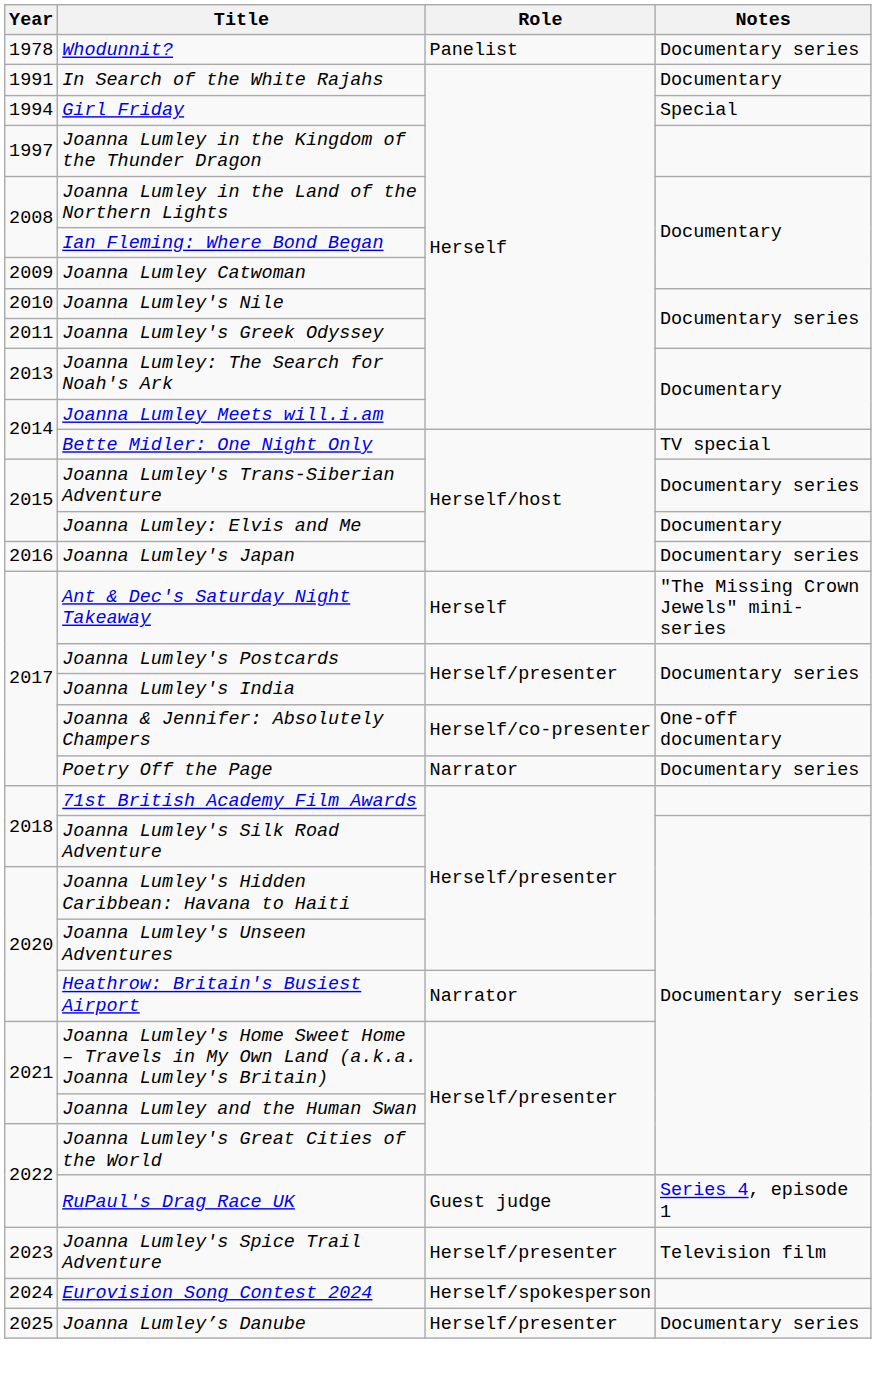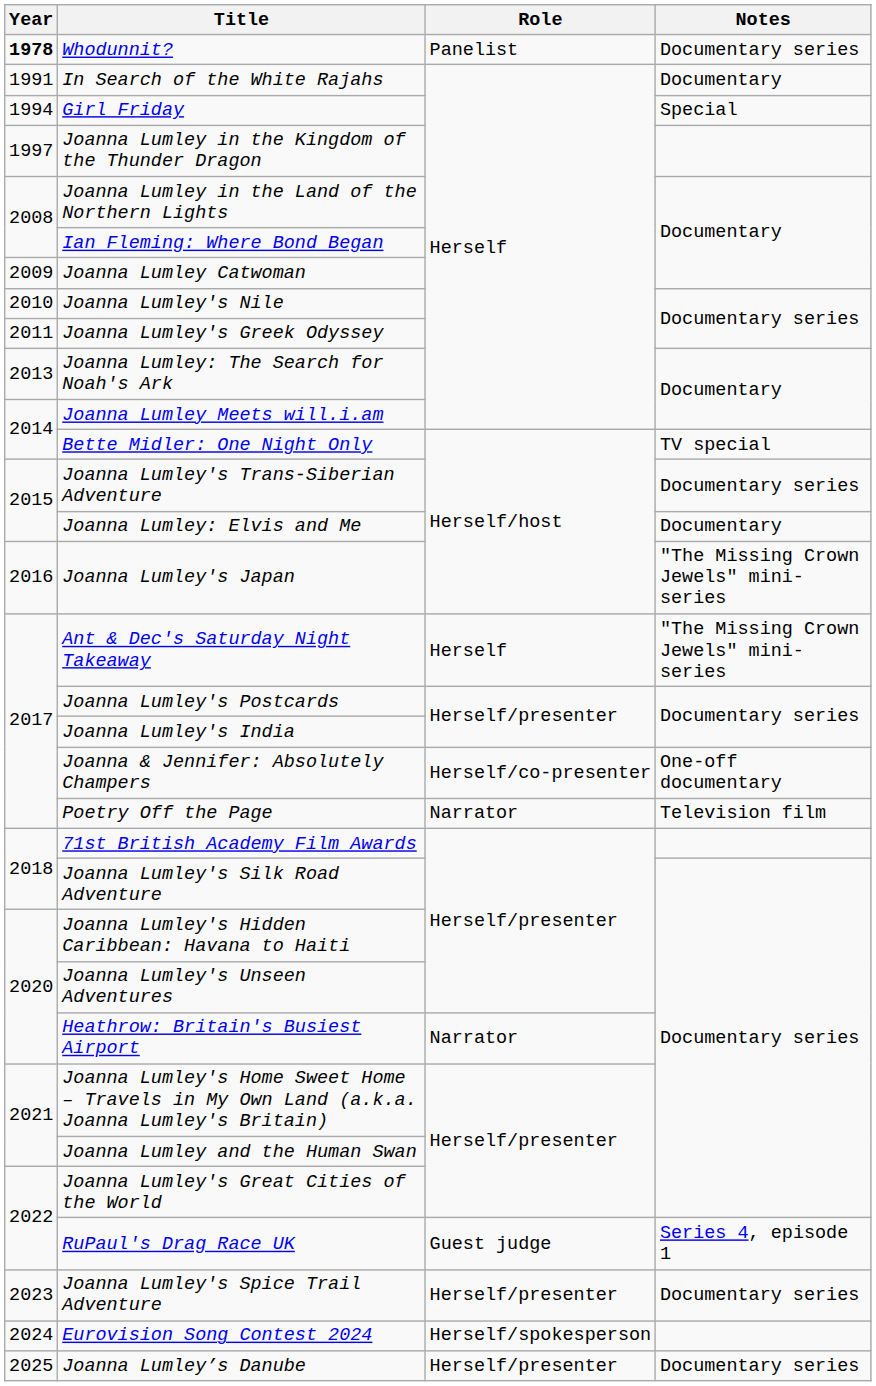(31, 50) normal -> (31, 50) bold
(760, 556) Documentary series -> (760, 578) "The Missing Crown Jewels" mini-series
(760, 771) Documentary series -> (743, 813) Television film
(743, 1252) Television film -> (760, 1295) Documentary series
